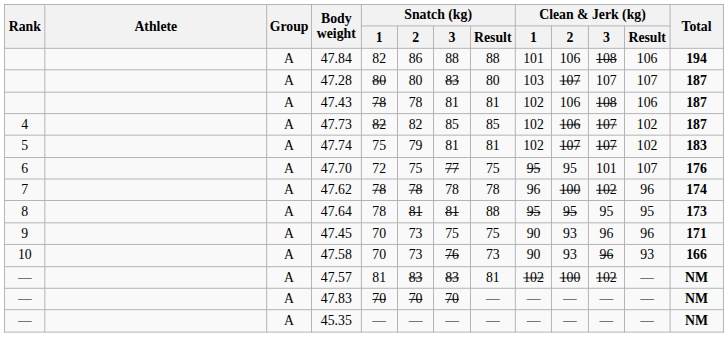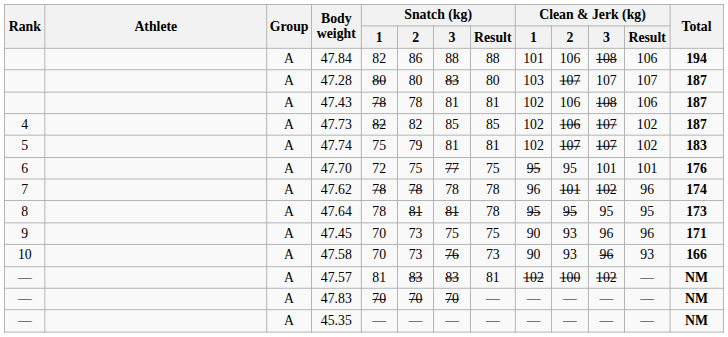(647, 168) 107 -> (647, 168) 101
(570, 189) 100 -> (570, 189) 101
(493, 211) 88 -> (493, 211) 78
